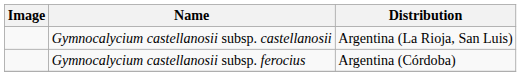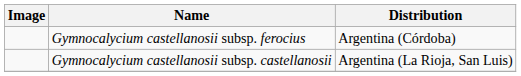rows swapped: (192, 37) <-> (179, 60)
